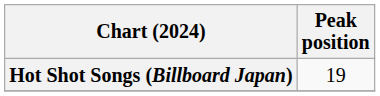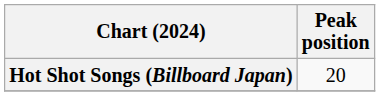(336, 74) 19 -> (336, 74) 20
